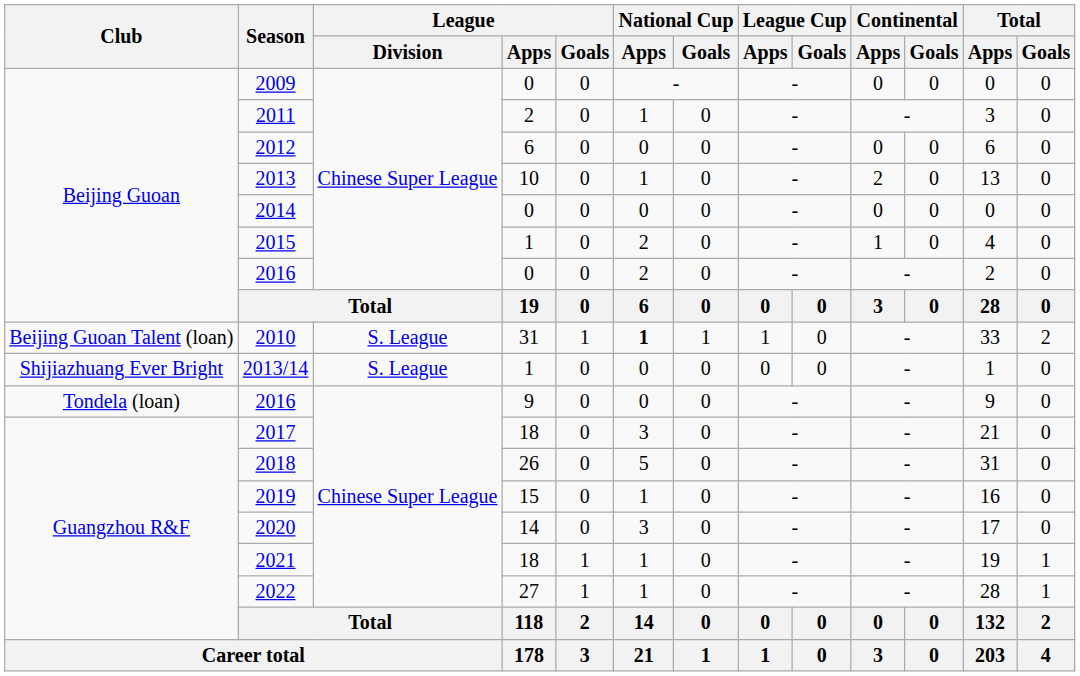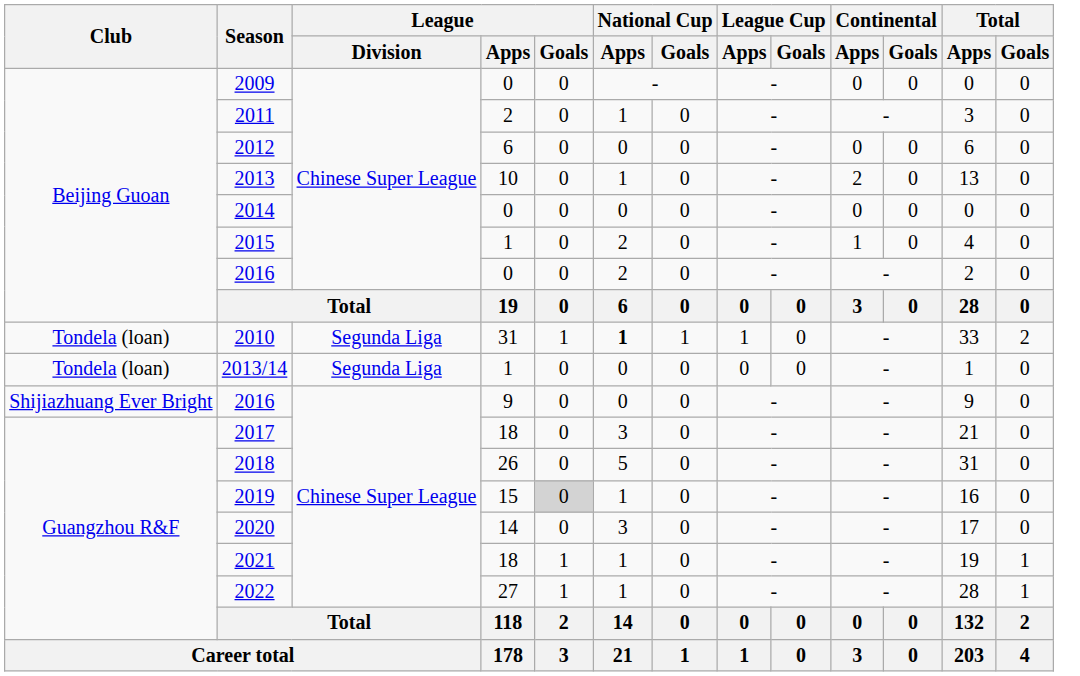(121, 337) Beijing Guoan Talent (loan) -> (111, 337) Tondela (loan)
(408, 337) S. League -> (387, 337) Segunda Liga
(121, 369) Shijiazhuang Ever Bright -> (111, 369) Tondela (loan)
(408, 369) S. League -> (387, 369) Segunda Liga
(121, 400) Tondela (loan) -> (111, 400) Shijiazhuang Ever Bright
(585, 496) no background -> (564, 496) lightgrey background
